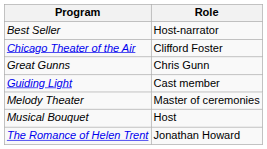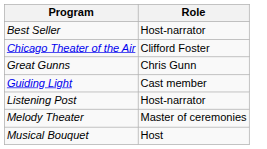+ row: (42, 100)
- row: (78, 135)
